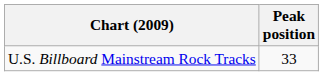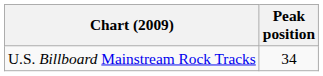(289, 58) 33 -> (289, 58) 34
